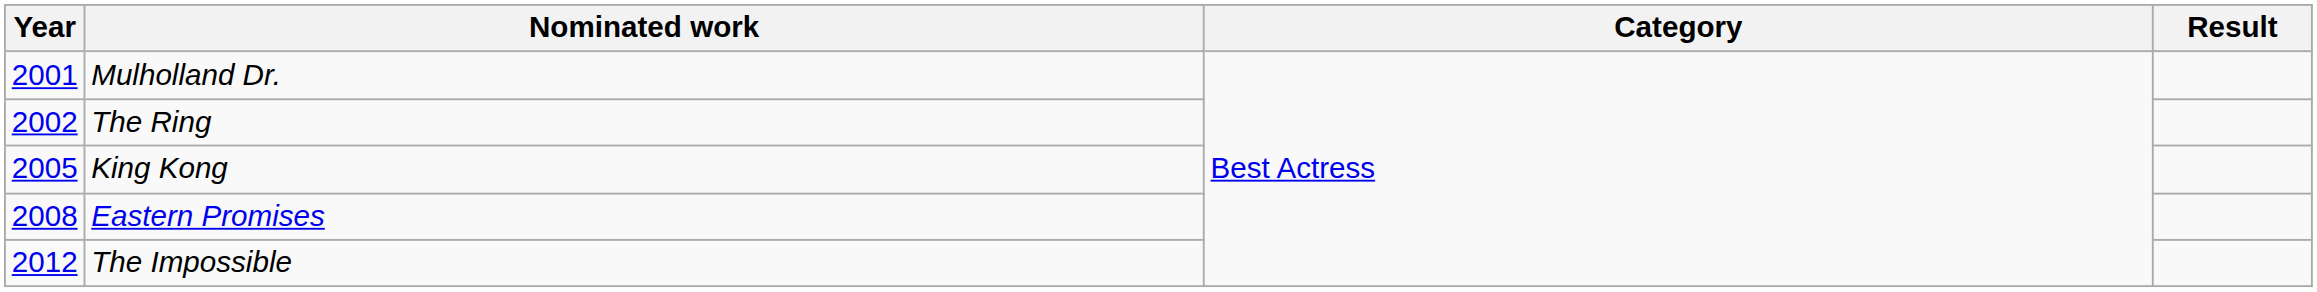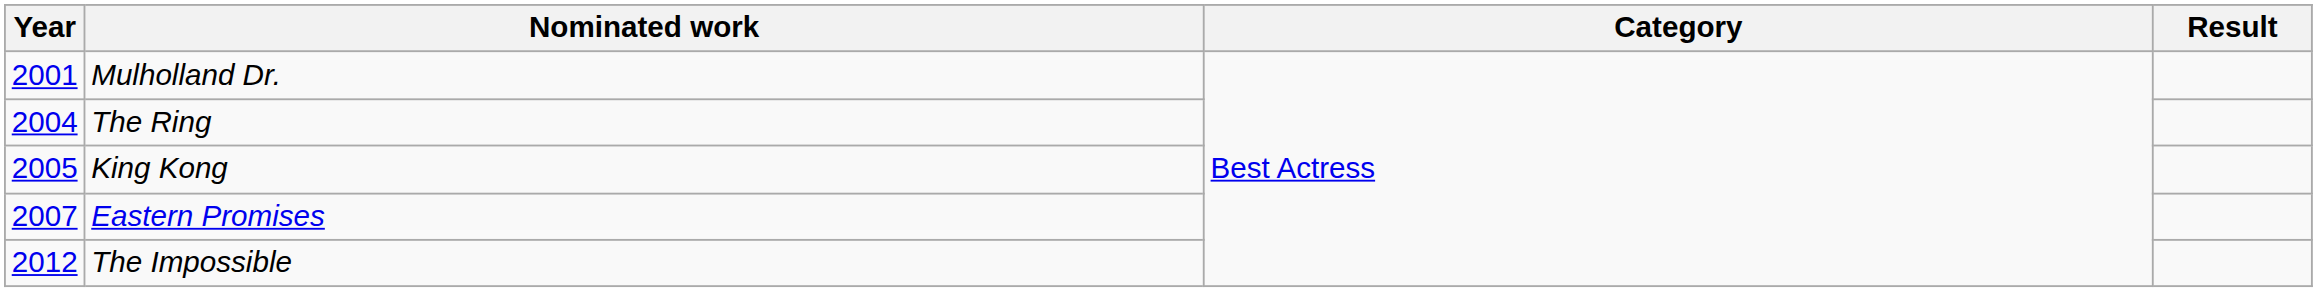(45, 121) 2002 -> (45, 121) 2004
(45, 215) 2008 -> (45, 215) 2007
